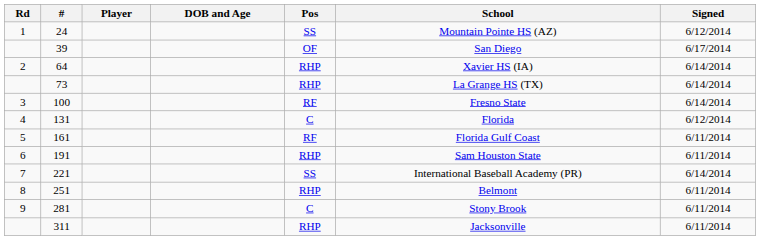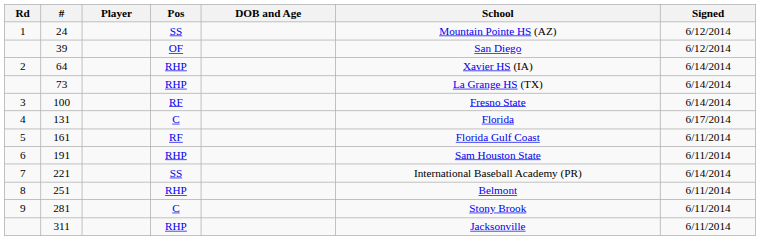columns swapped: (310, 13) <-> (218, 13)
(708, 48) 6/17/2014 -> (708, 48) 6/12/2014
(708, 119) 6/12/2014 -> (708, 119) 6/17/2014
